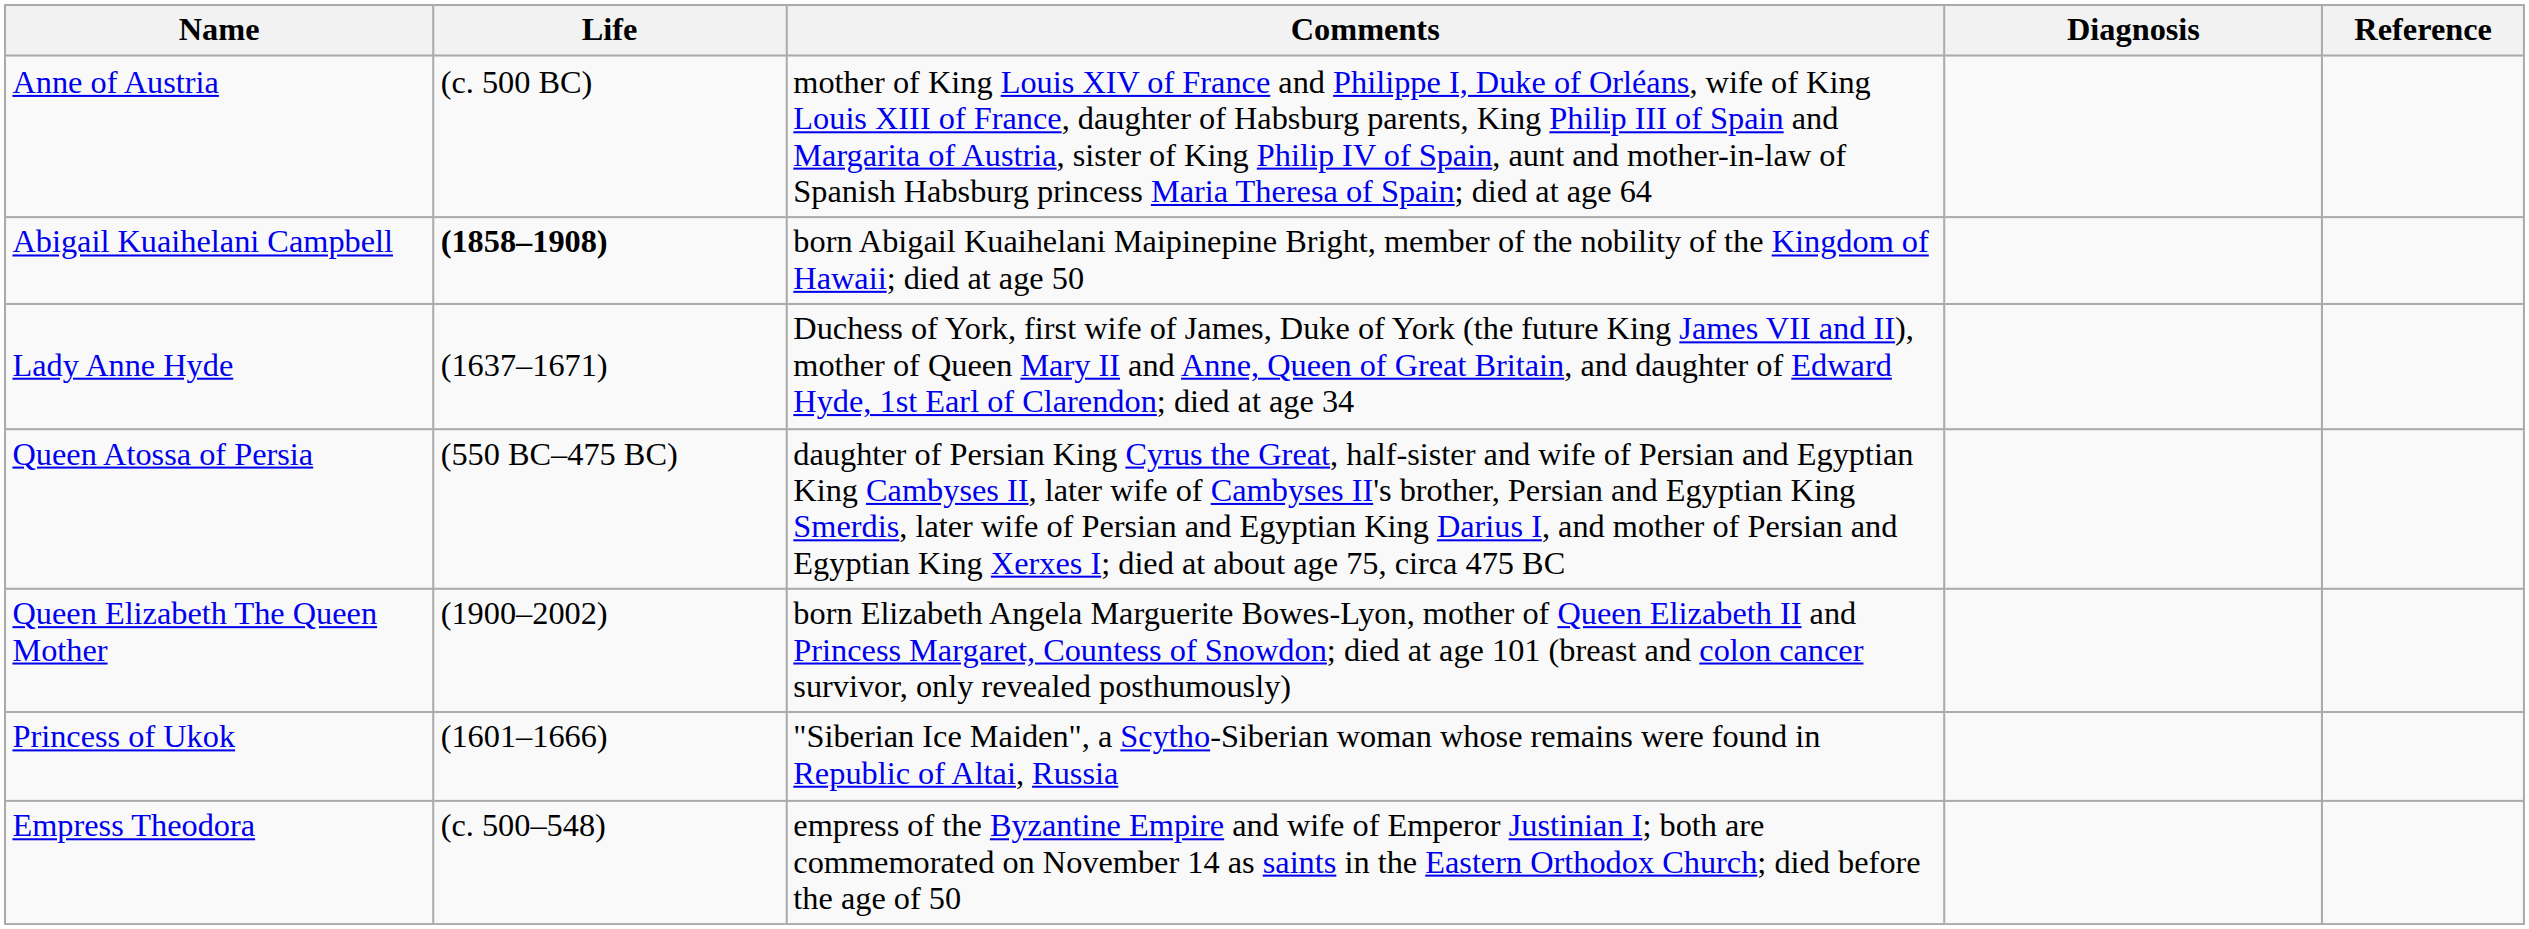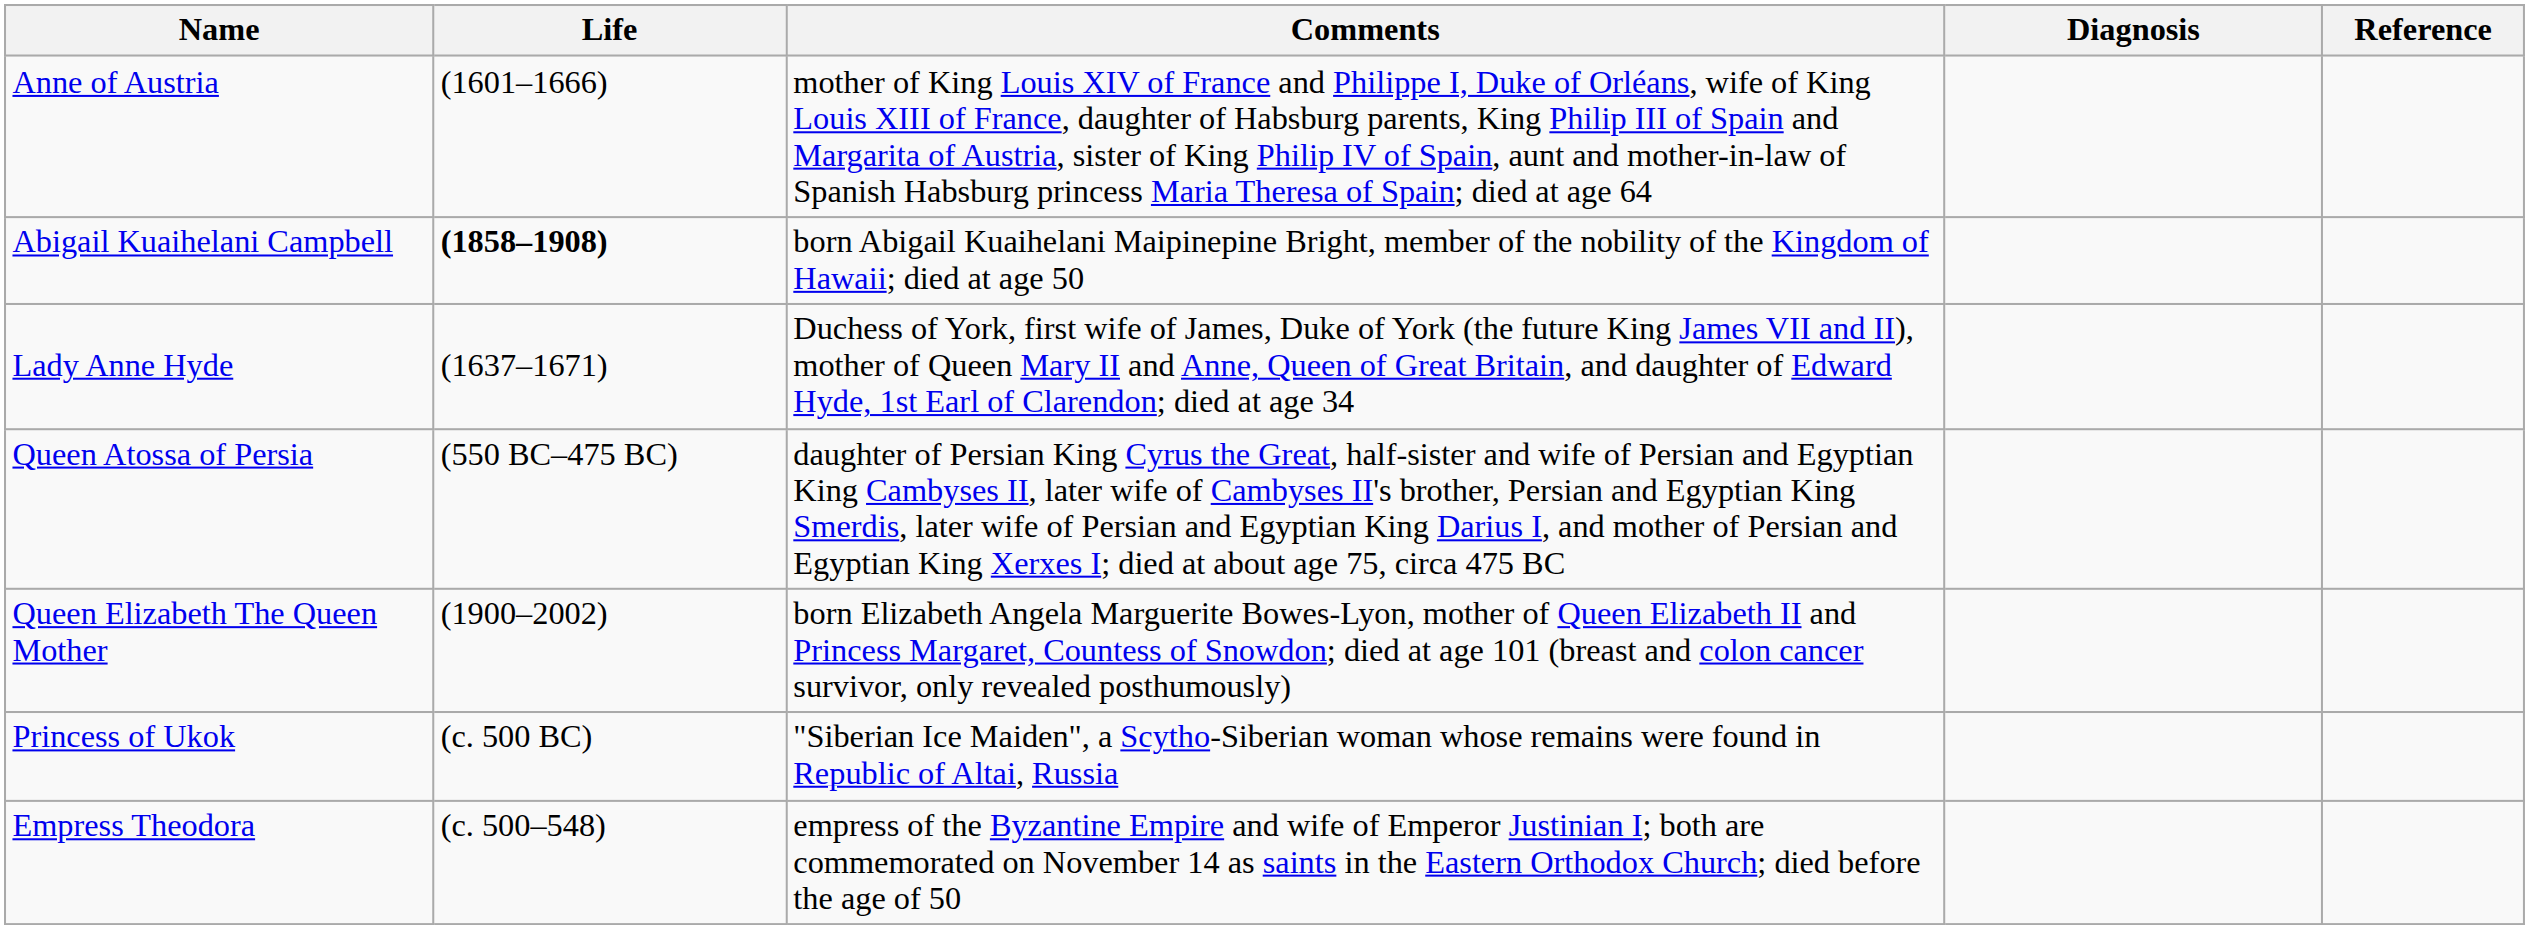(517, 81) (c. 500 BC) -> (524, 81) (1601–1666)
(524, 737) (1601–1666) -> (517, 737) (c. 500 BC)
